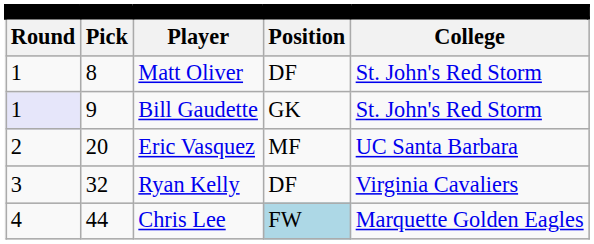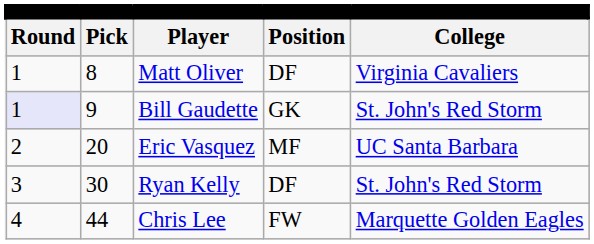(449, 73) St. John's Red Storm -> (437, 73) Virginia Cavaliers
(97, 184) 32 -> (97, 184) 30
(437, 184) Virginia Cavaliers -> (449, 184) St. John's Red Storm
(285, 220) lightblue background -> (285, 220) no background
